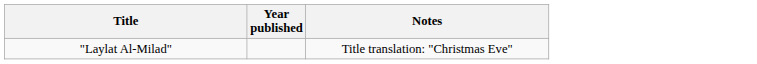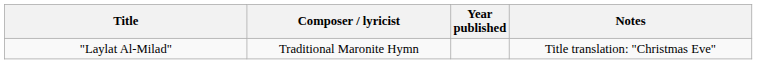+ column: (349, 21)
